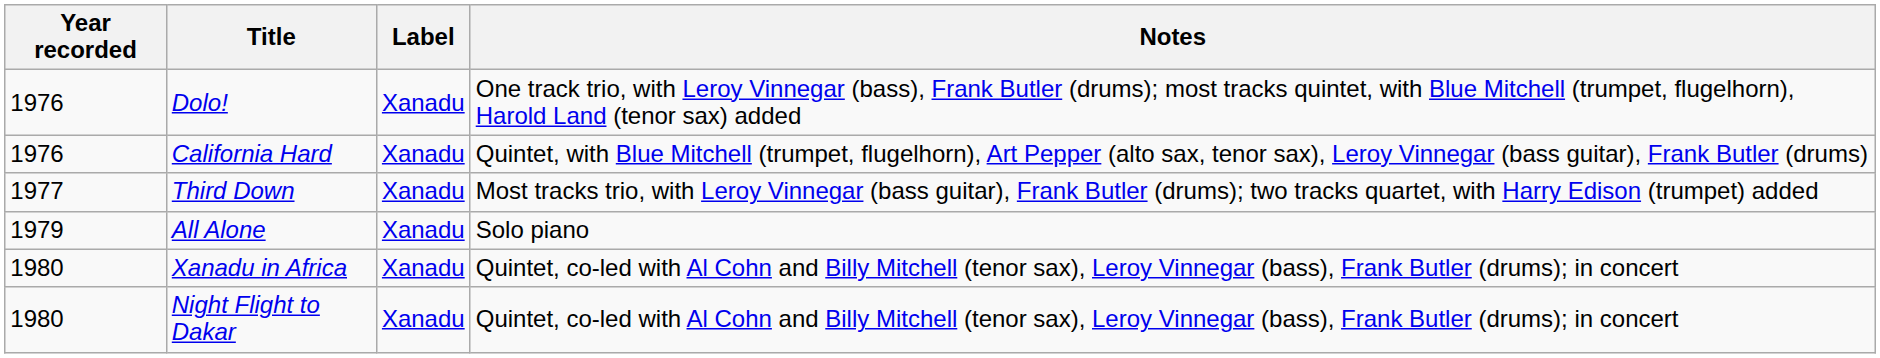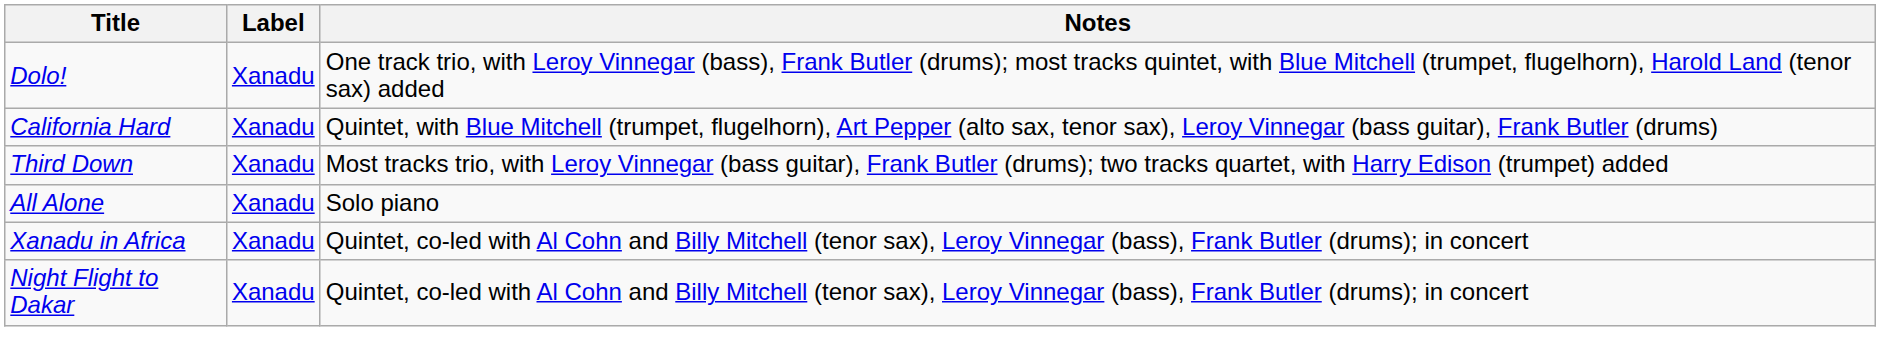- column: (85, 37)
